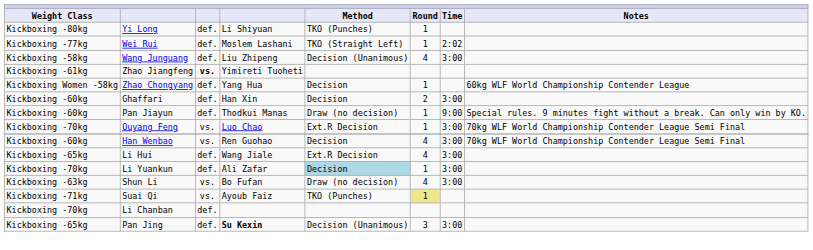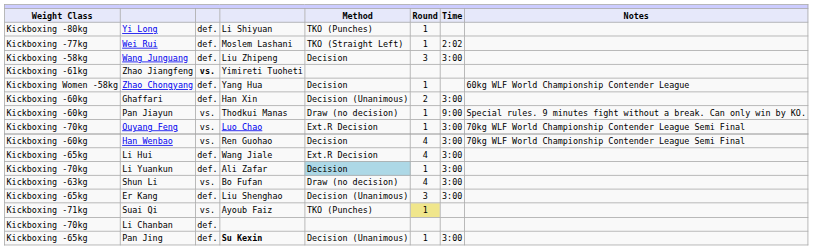(358, 58) Decision (Unanimous) -> (327, 58) Decision
(425, 58) 4 -> (425, 58) 3
(327, 99) Decision -> (358, 99) Decision (Unanimous)
(207, 113) def. -> (207, 113) vs.
+ row: (140, 197)
(425, 224) 3 -> (425, 238) 1
